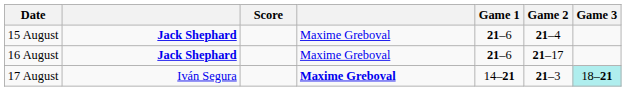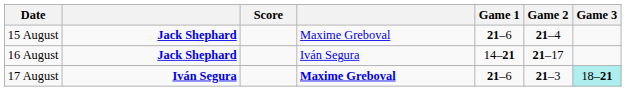(345, 55) Maxime Greboval -> (330, 55) Iván Segura
(499, 55) 21–6 -> (499, 55) 14–21
(207, 76) normal -> (205, 76) bold
(499, 76) 14–21 -> (499, 76) 21–6
